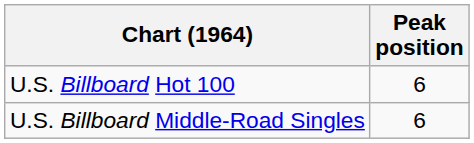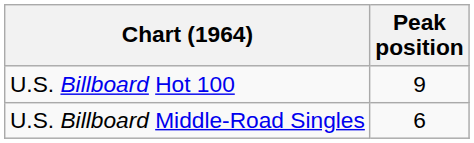(419, 84) 6 -> (419, 84) 9
